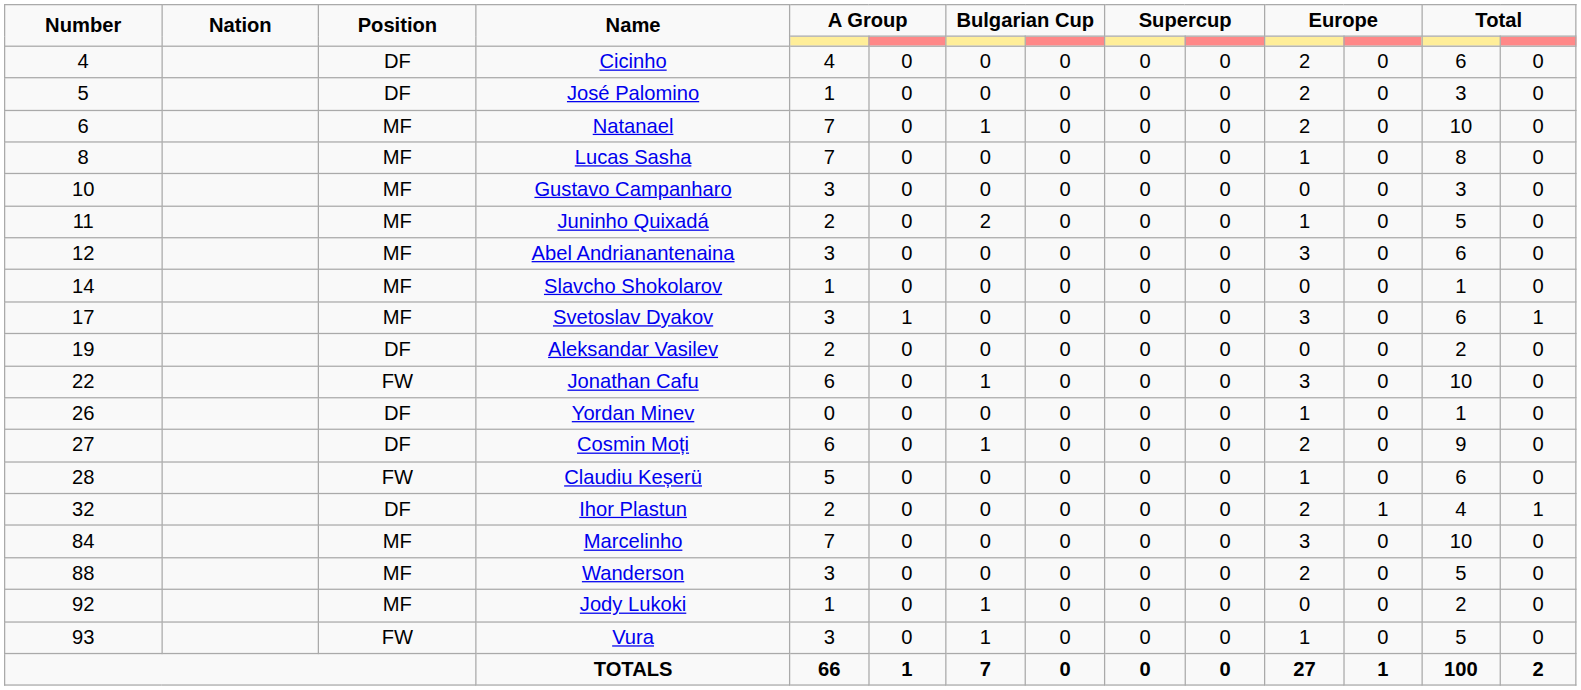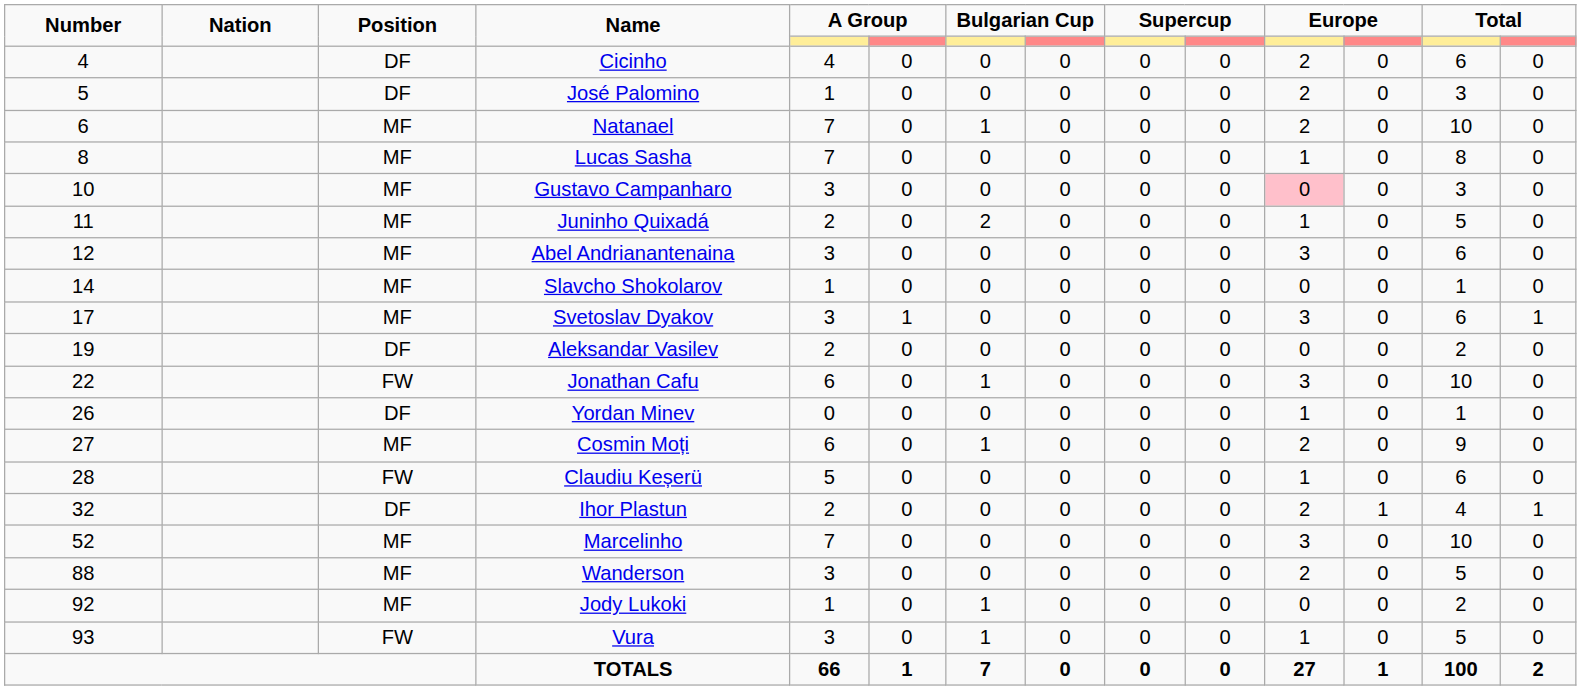(1305, 189) no background -> (1305, 189) pink background
(397, 445) DF -> (397, 445) MF
(83, 541) 84 -> (83, 541) 52
